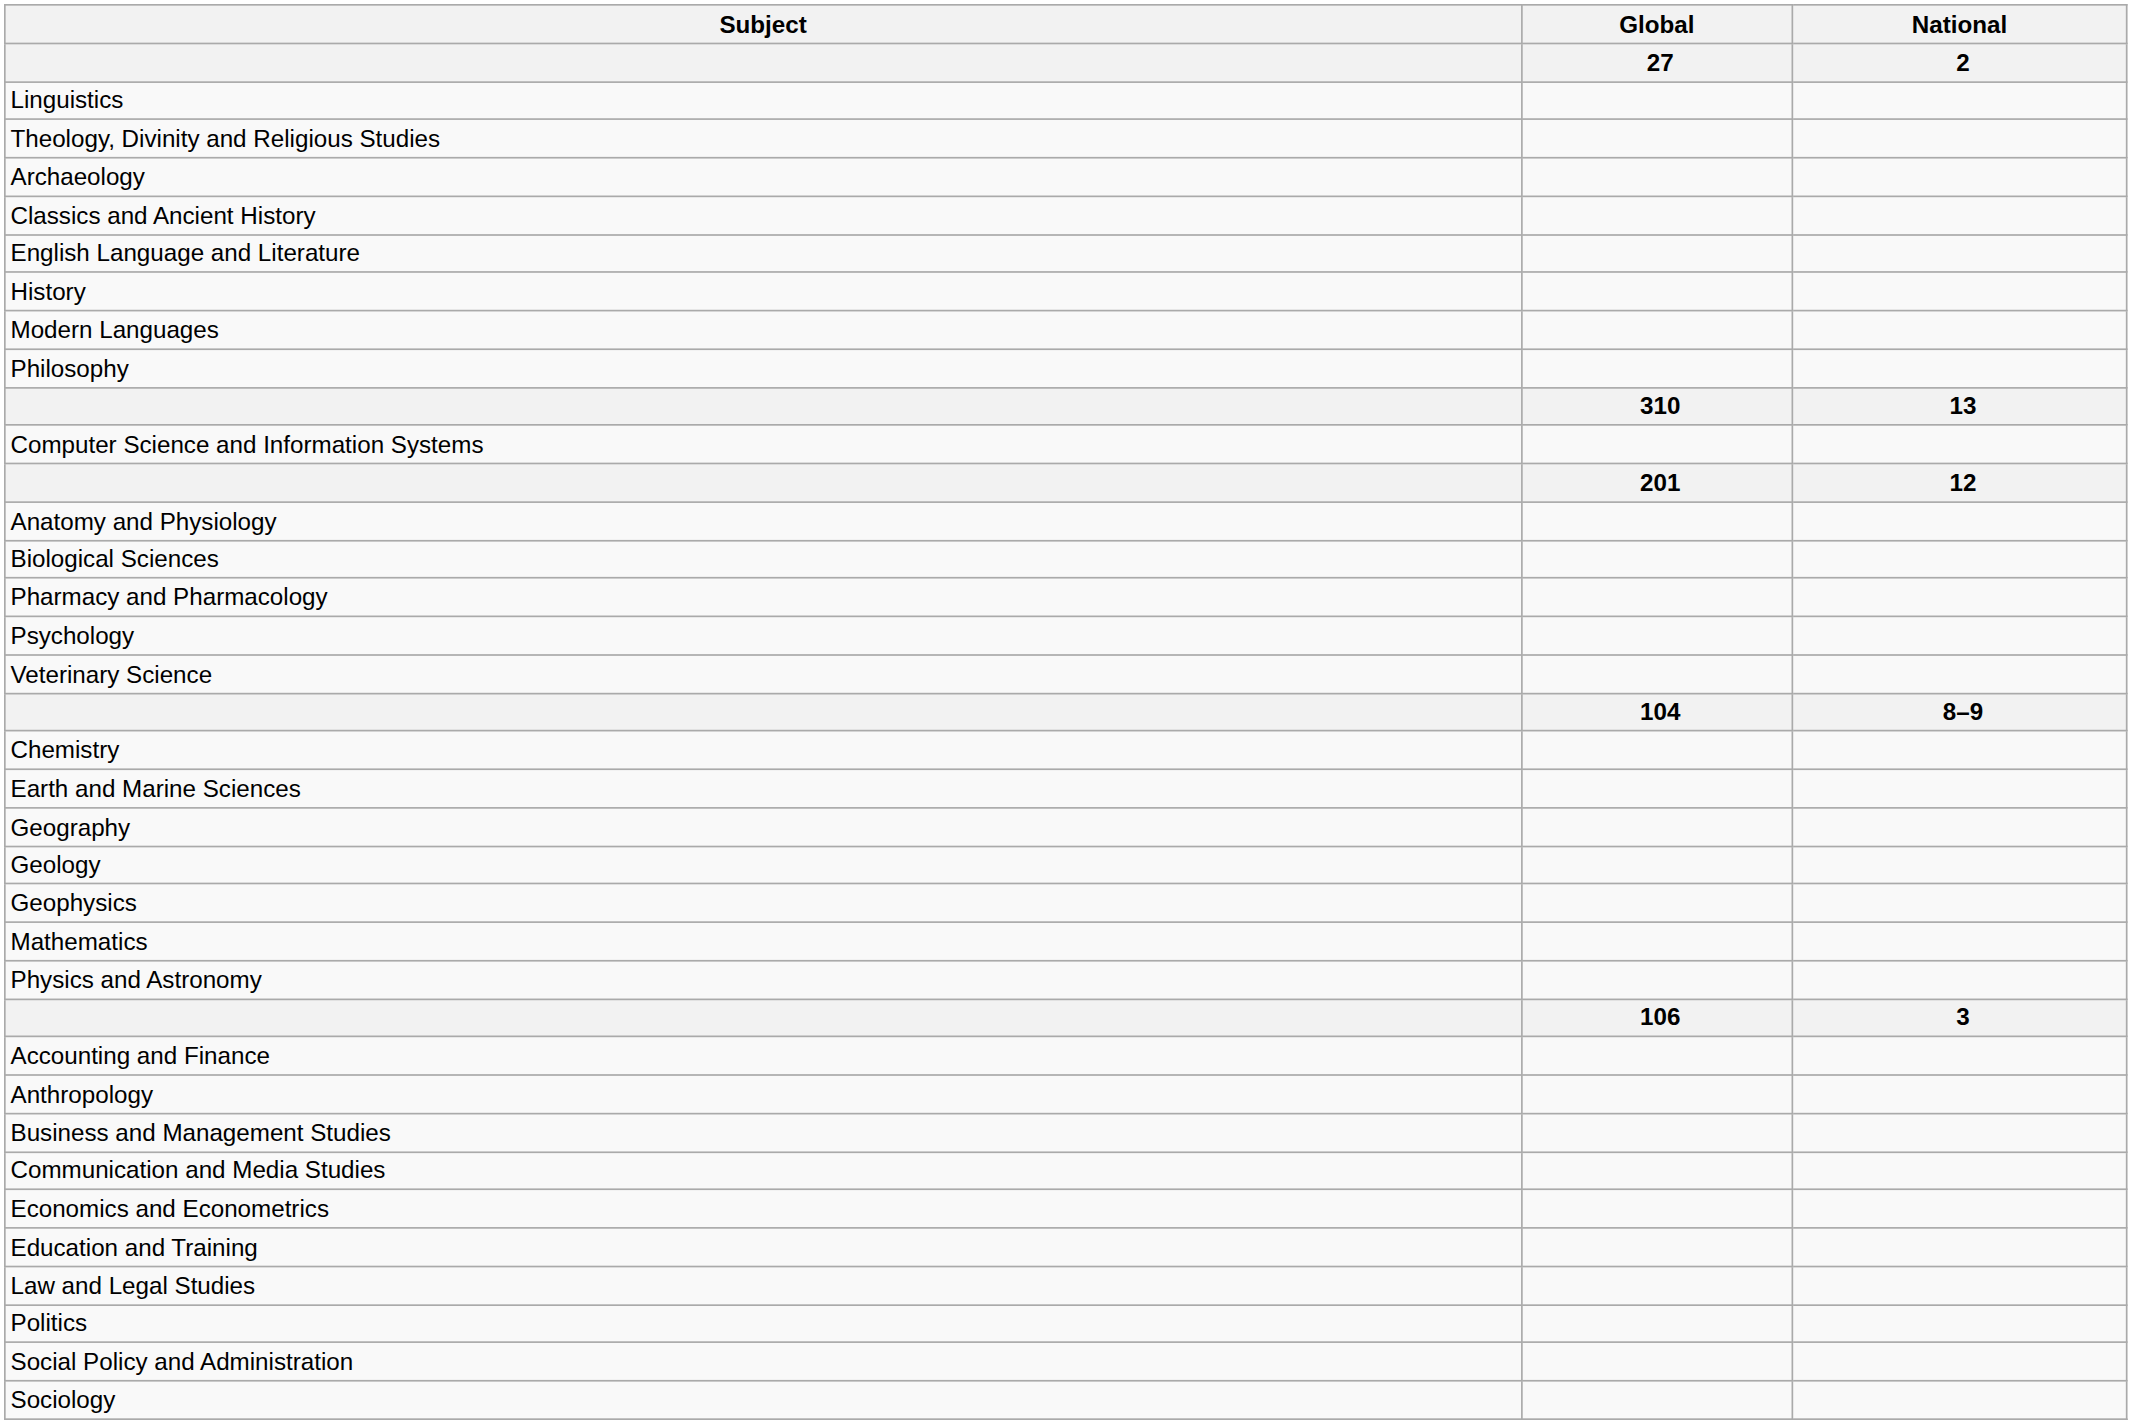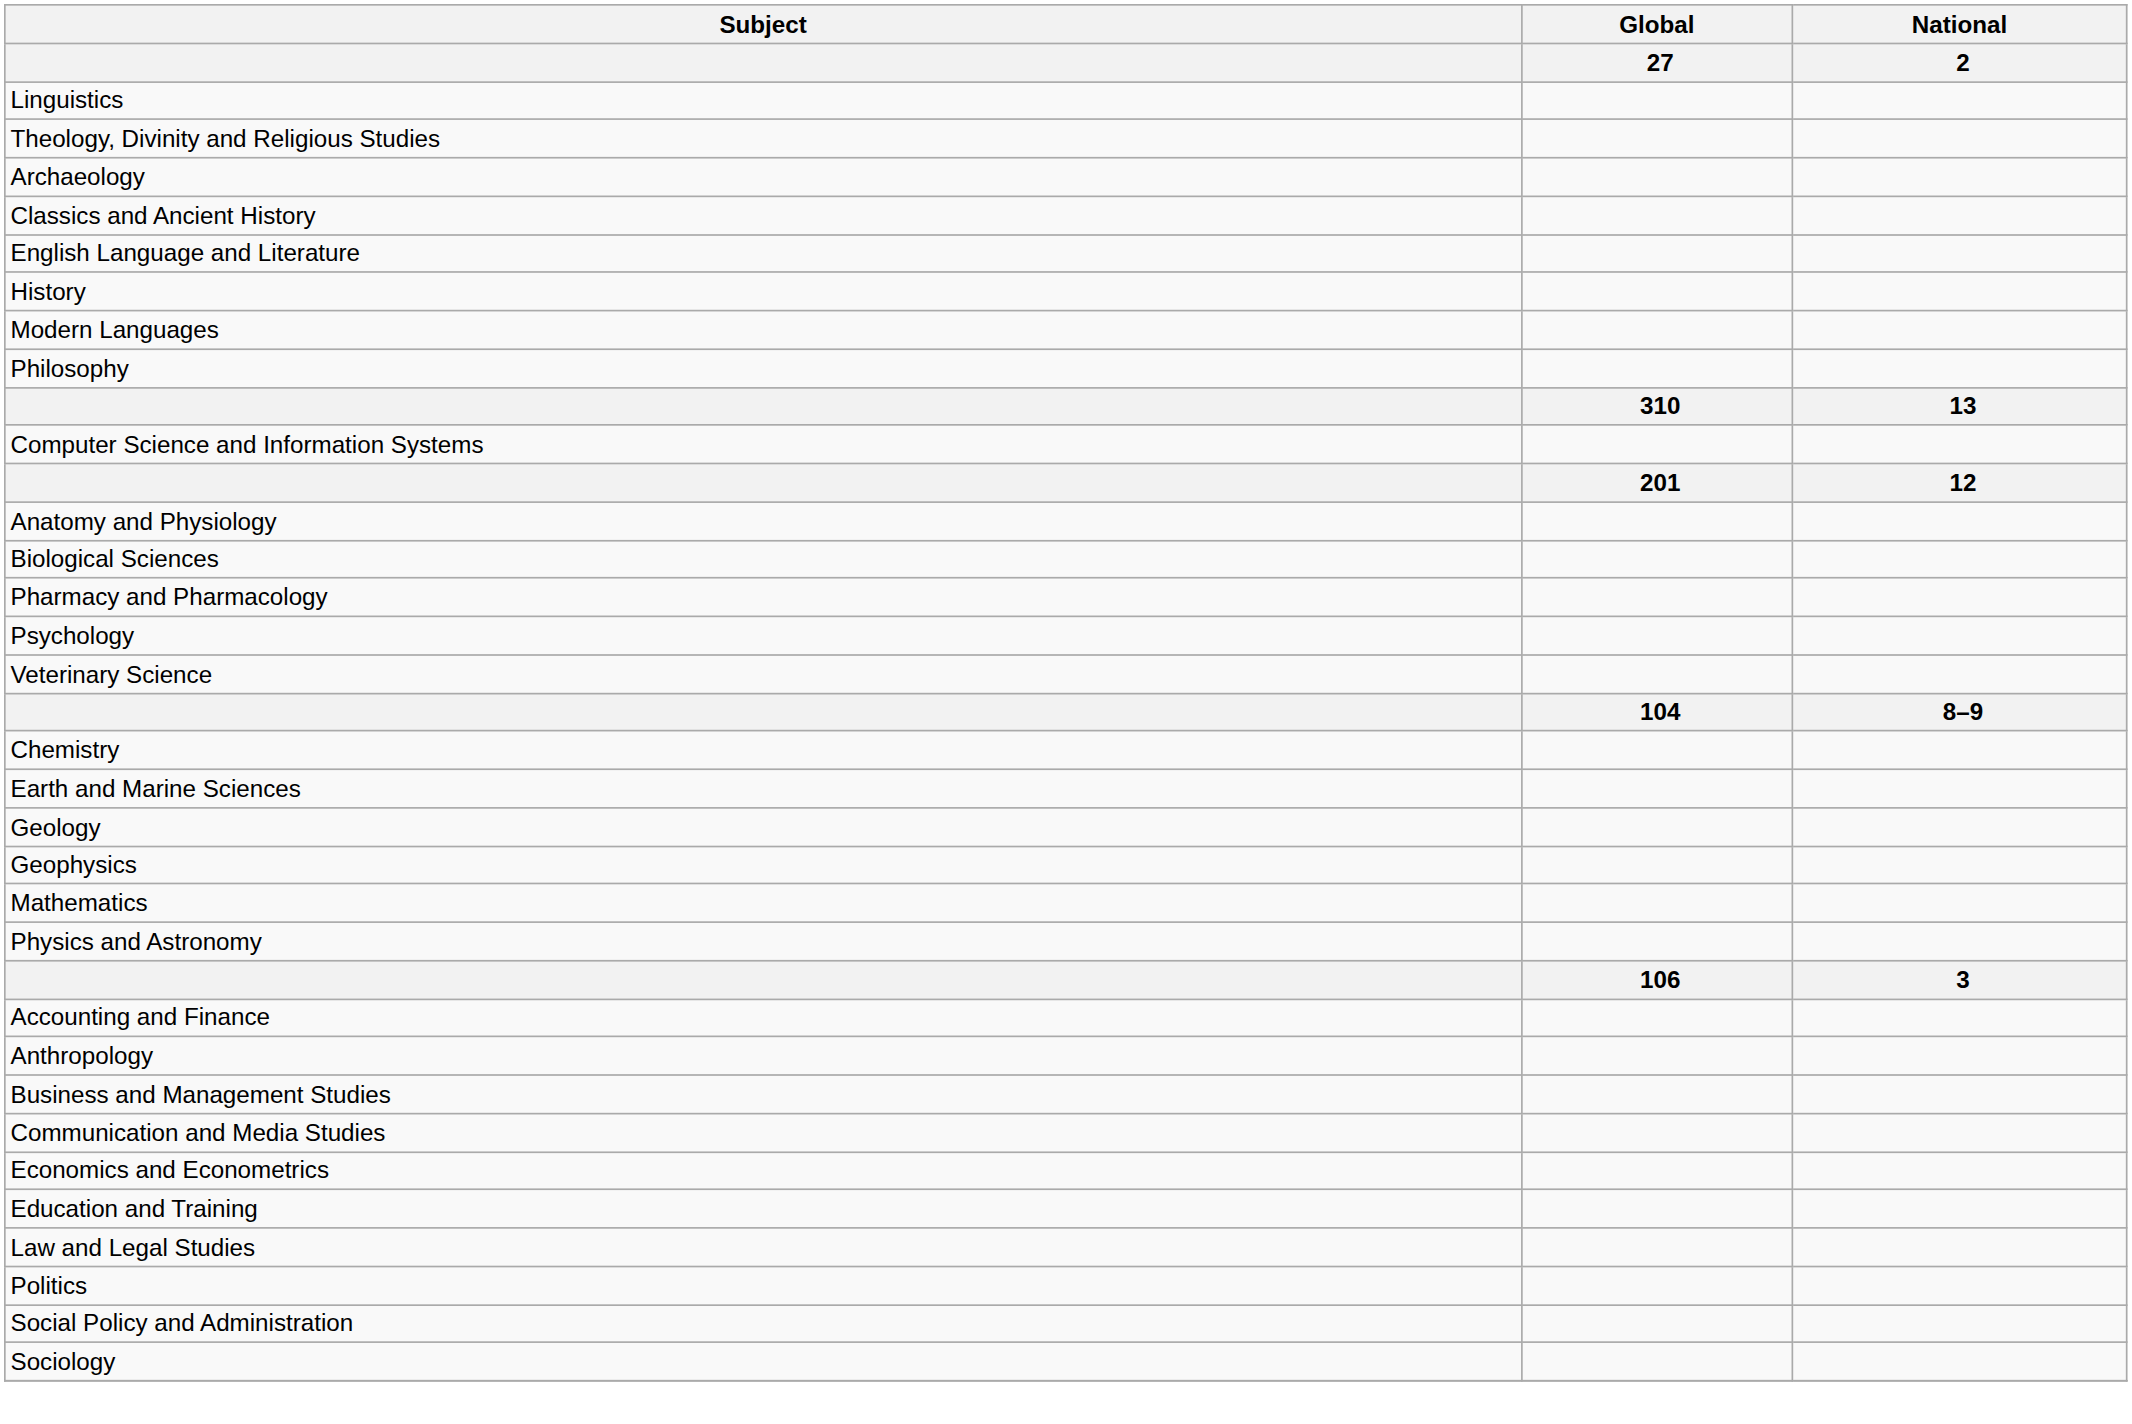- row: (70, 827)
